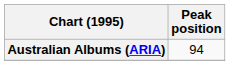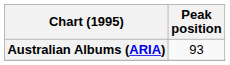(196, 49) 94 -> (196, 49) 93
